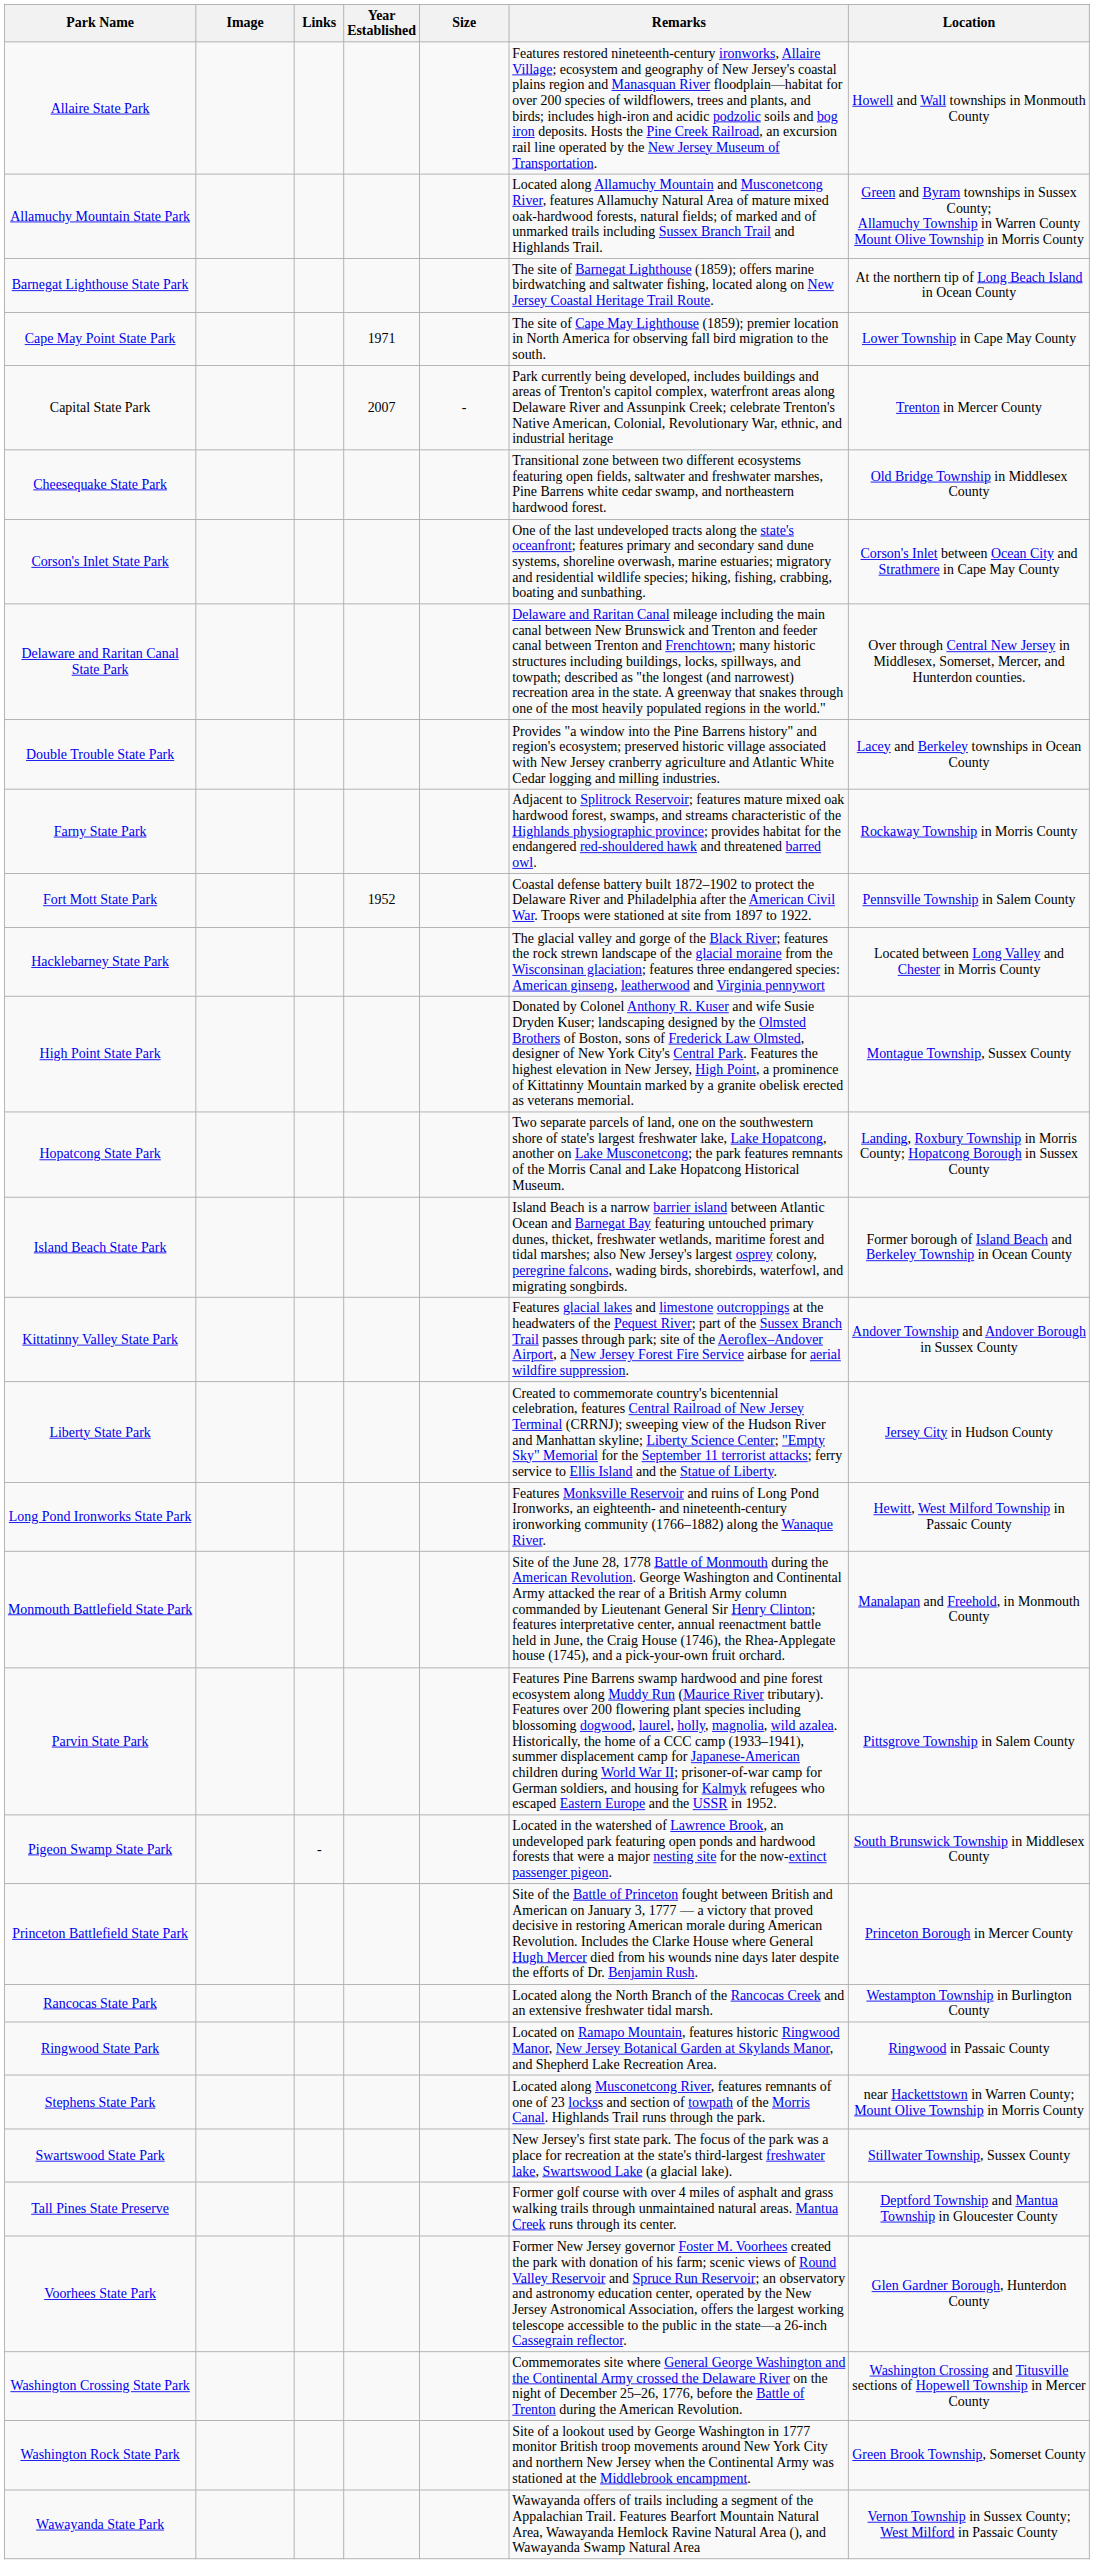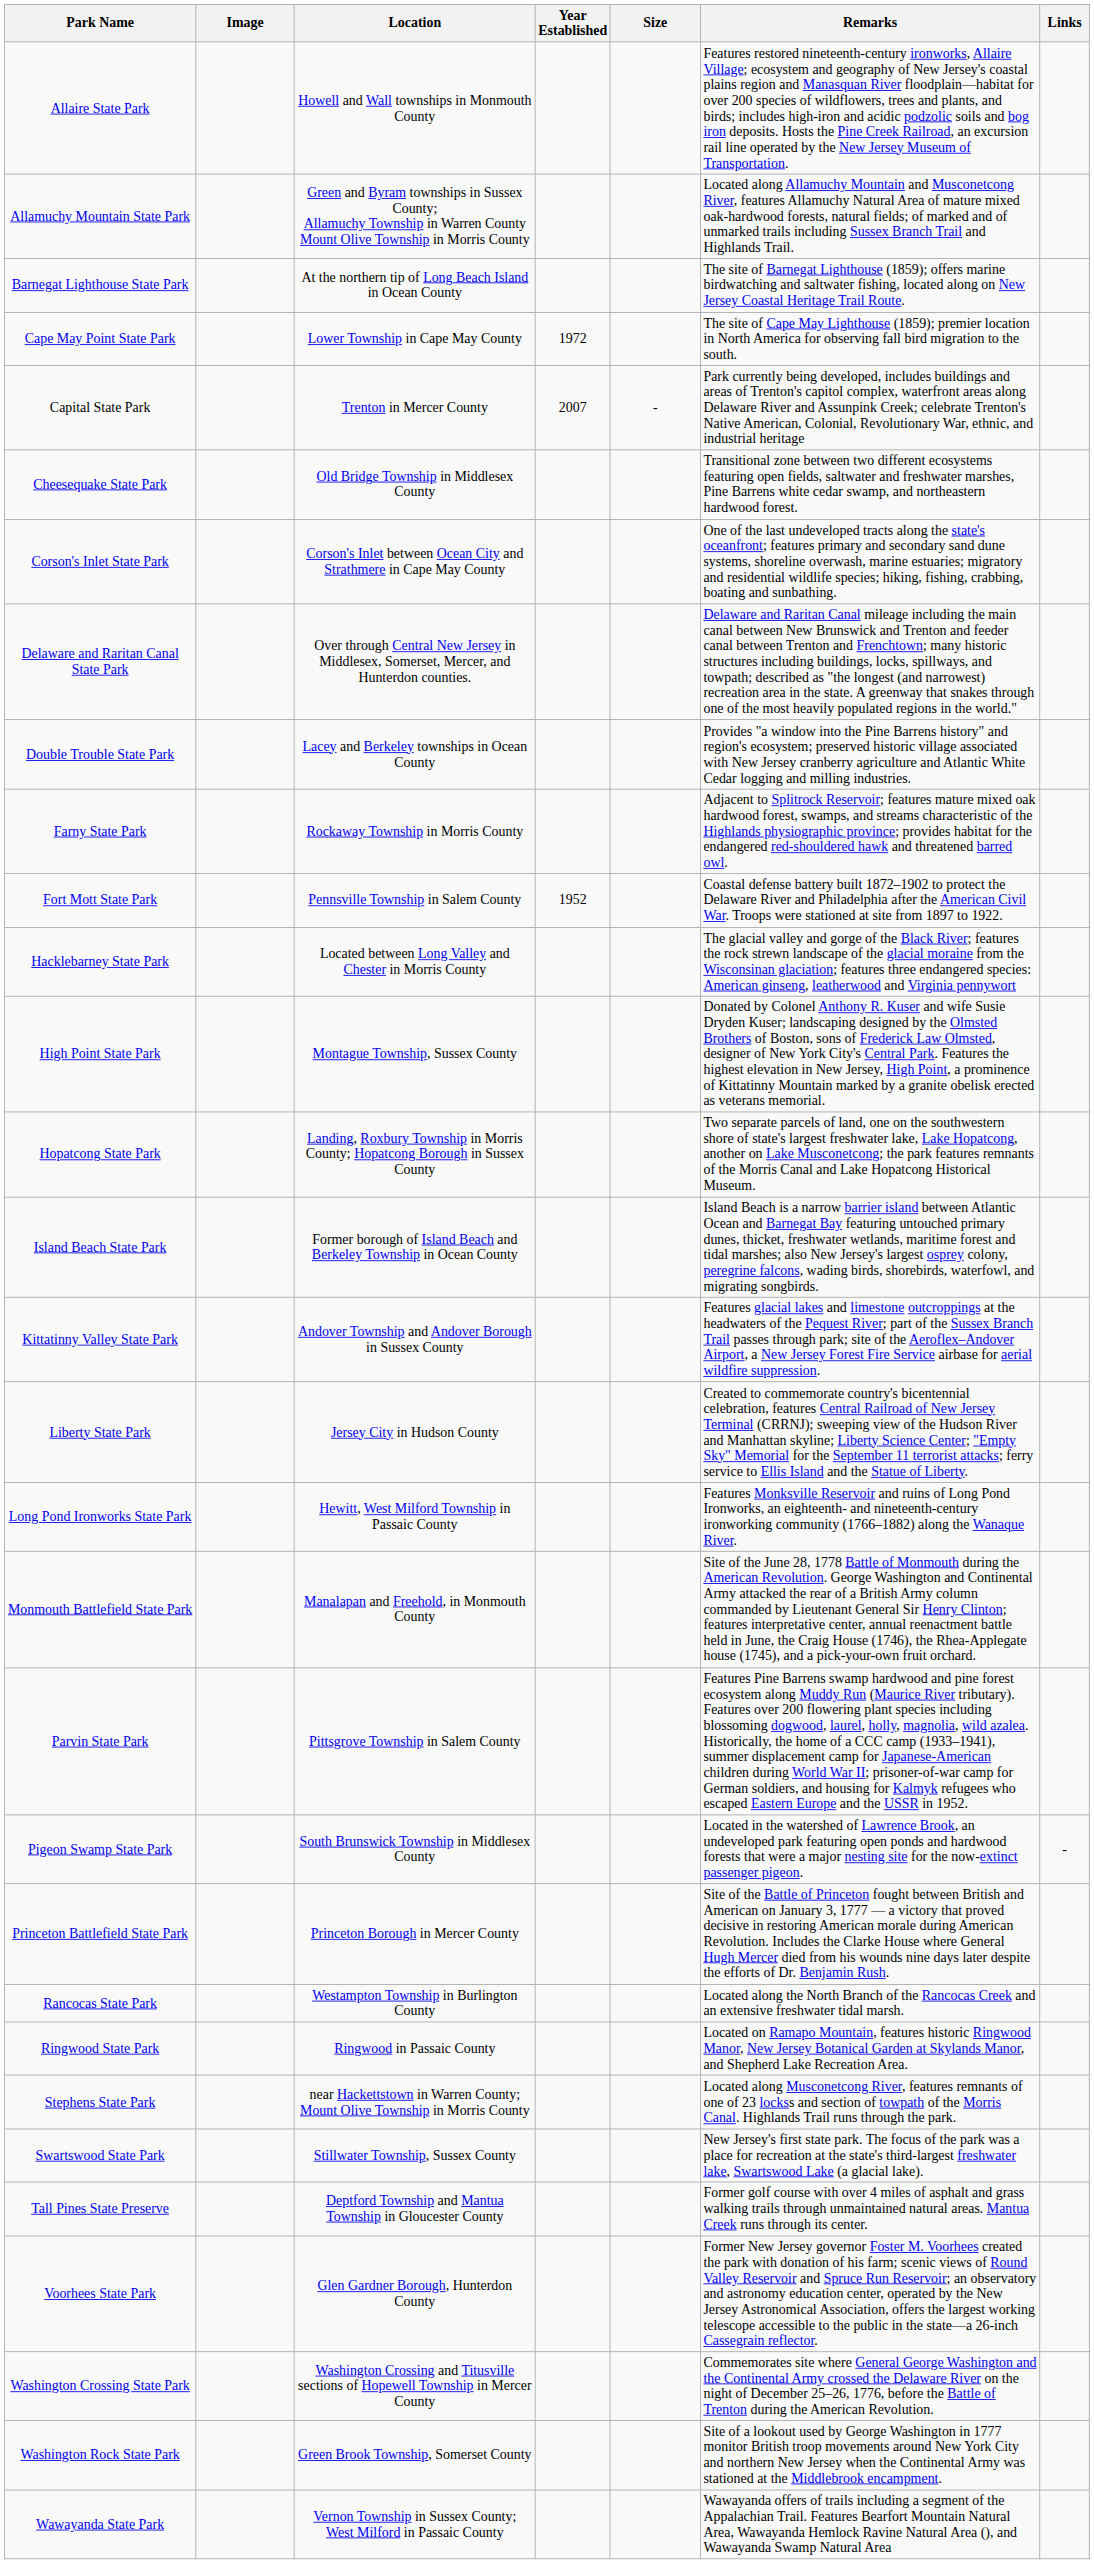columns swapped: (969, 23) <-> (319, 23)
(382, 338) 1971 -> (573, 338) 1972
